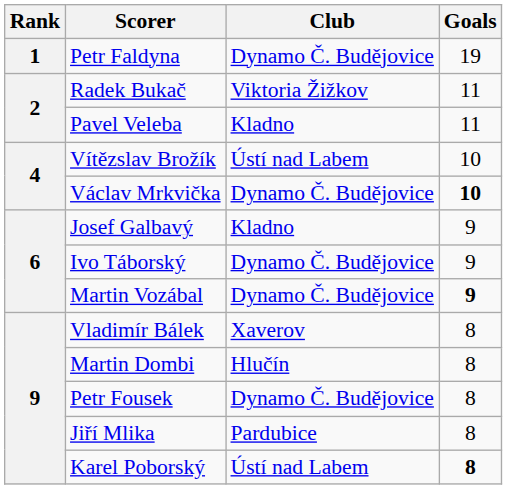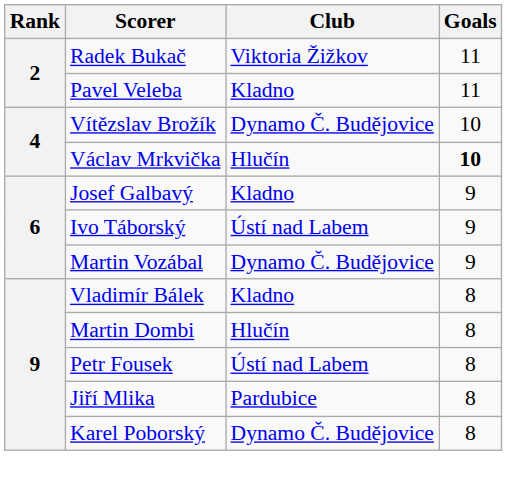- row: (125, 55)
(300, 158) Ústí nad Labem -> (332, 124) Dynamo Č. Budějovice
(332, 192) Dynamo Č. Budějovice -> (260, 158) Hlučín
(332, 261) Dynamo Č. Budějovice -> (300, 227) Ústí nad Labem
(470, 295) bold -> (470, 261) normal
(268, 329) Xaverov -> (262, 295) Kladno
(332, 398) Dynamo Č. Budějovice -> (300, 364) Ústí nad Labem
(300, 466) Ústí nad Labem -> (332, 432) Dynamo Č. Budějovice
(470, 466) bold -> (470, 432) normal
